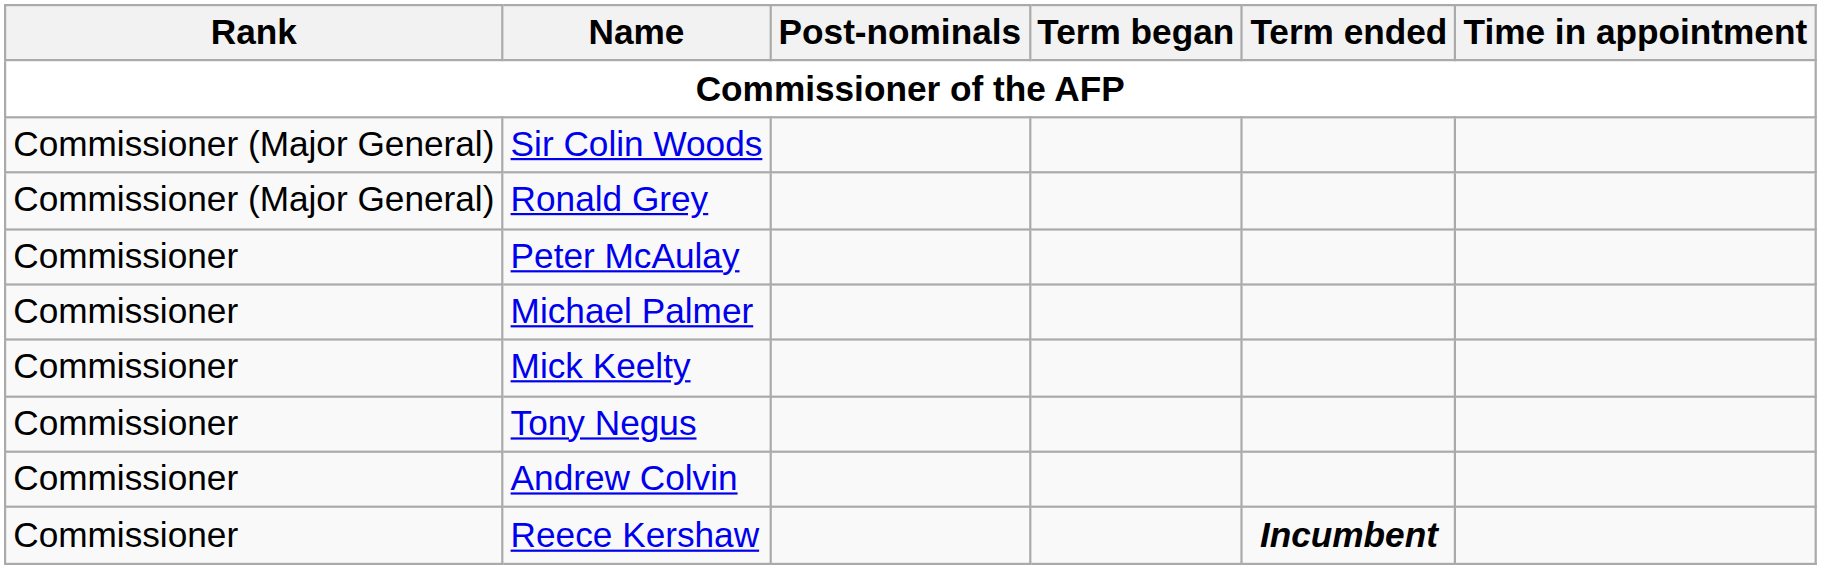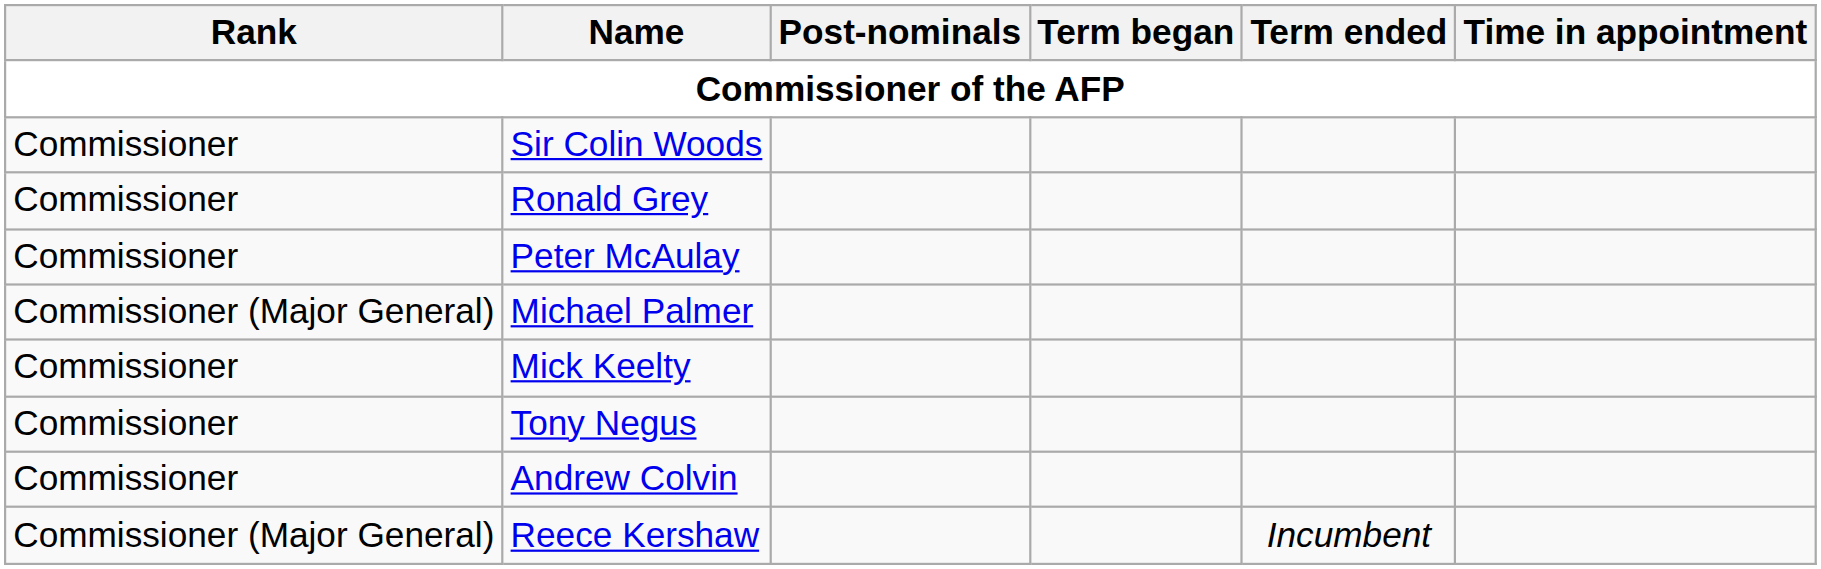(254, 144) Commissioner (Major General) -> (126, 144) Commissioner
(254, 199) Commissioner (Major General) -> (126, 199) Commissioner
(126, 311) Commissioner -> (254, 311) Commissioner (Major General)
(126, 534) Commissioner -> (254, 534) Commissioner (Major General)
(1349, 534) bold -> (1349, 534) normal
